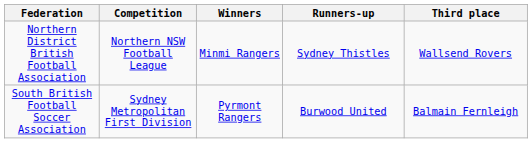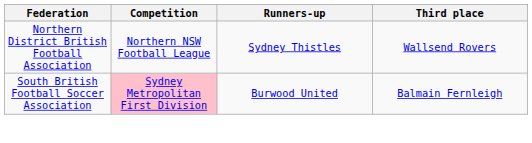- column: (240, 13)
(148, 111) no background -> (164, 94) pink background
